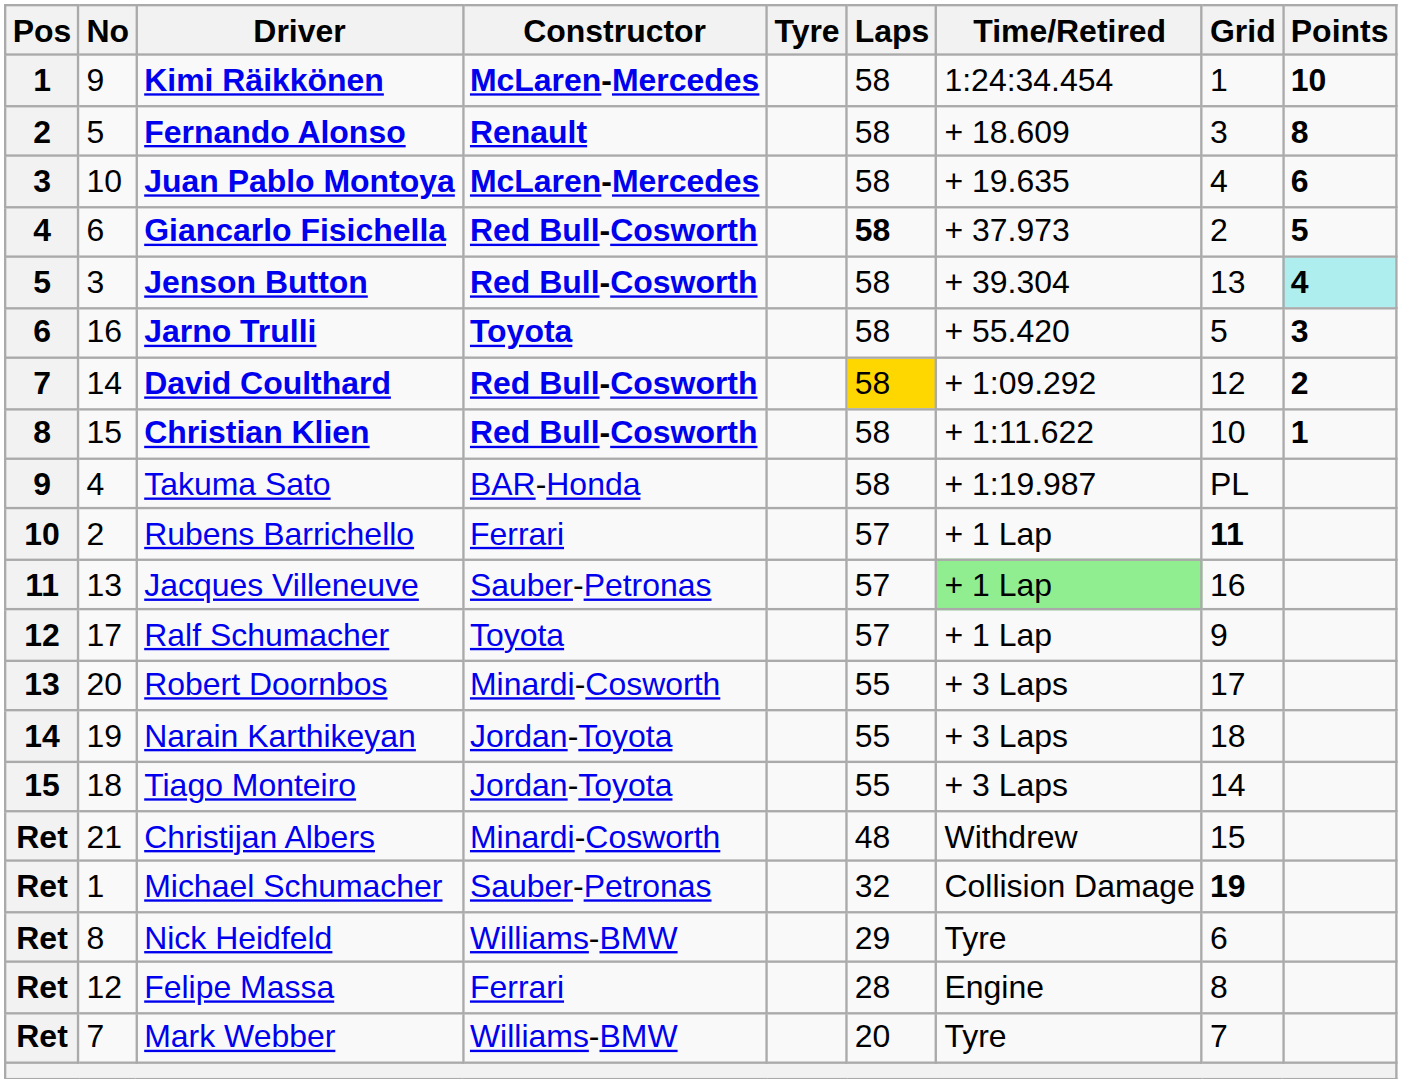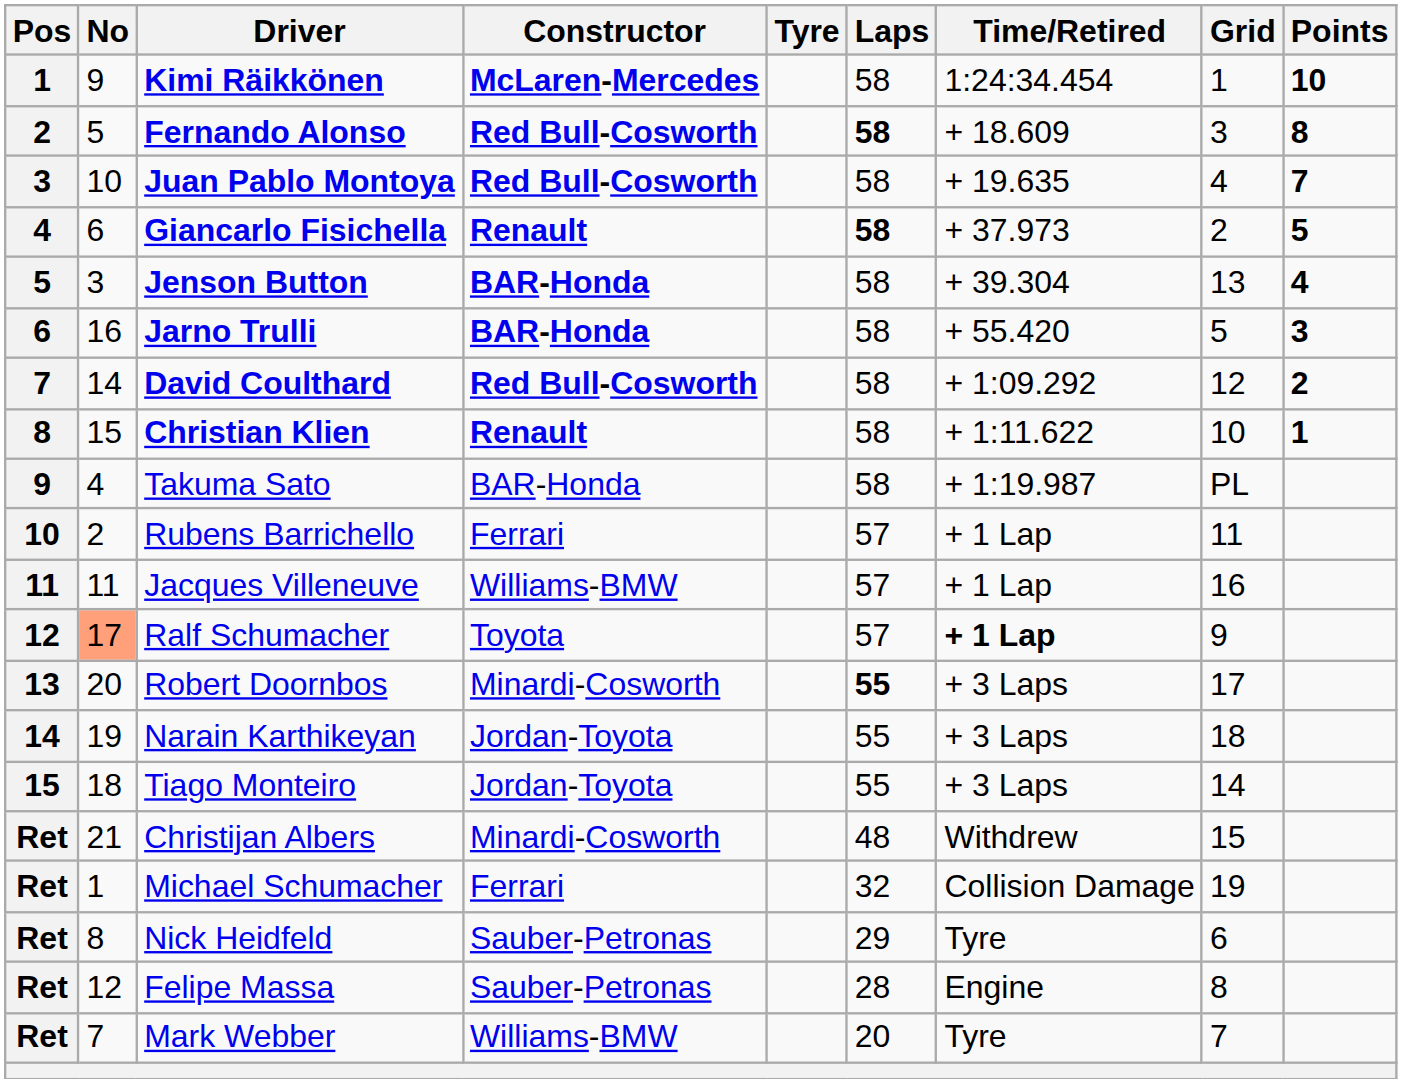(529, 131) Renault -> (614, 131) Red Bull-Cosworth
(873, 131) normal -> (873, 131) bold
(615, 181) McLaren-Mercedes -> (614, 181) Red Bull-Cosworth
(1300, 181) 6 -> (1300, 181) 7
(614, 231) Red Bull-Cosworth -> (529, 231) Renault
(614, 282) Red Bull-Cosworth -> (560, 282) BAR-Honda
(1300, 282) paleturquoise background -> (1300, 282) no background
(521, 332) Toyota -> (560, 332) BAR-Honda
(873, 383) gold background -> (873, 383) no background
(614, 433) Red Bull-Cosworth -> (529, 433) Renault
(1227, 534) bold -> (1227, 534) normal
(104, 584) 13 -> (103, 584) 11
(591, 584) Sauber-Petronas -> (574, 584) Williams-BMW
(998, 584) lightgreen background -> (998, 584) no background
(104, 634) no background -> (104, 634) lightsalmon background
(998, 634) normal -> (1000, 634) bold
(873, 685) normal -> (873, 685) bold
(591, 886) Sauber-Petronas -> (517, 886) Ferrari
(1228, 886) bold -> (1228, 886) normal
(574, 937) Williams-BMW -> (591, 937) Sauber-Petronas
(517, 987) Ferrari -> (591, 987) Sauber-Petronas
